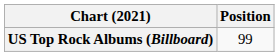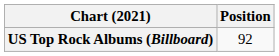(245, 39) 99 -> (245, 39) 92
